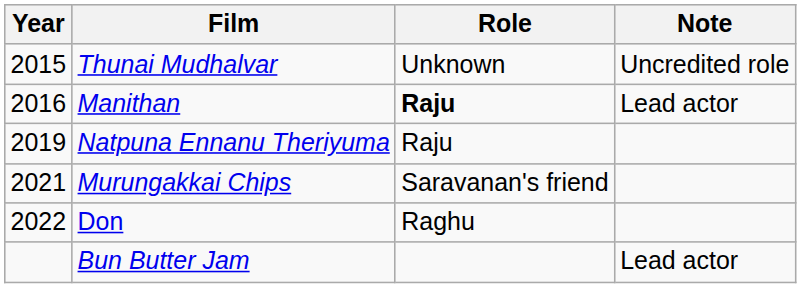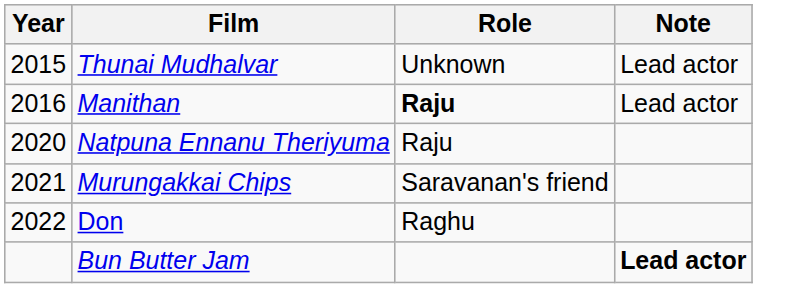(705, 63) Uncredited role -> (679, 63) Lead actor
(38, 143) 2019 -> (38, 143) 2020
(679, 261) normal -> (683, 261) bold
